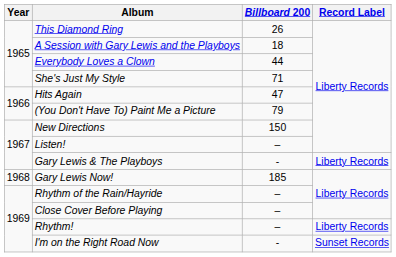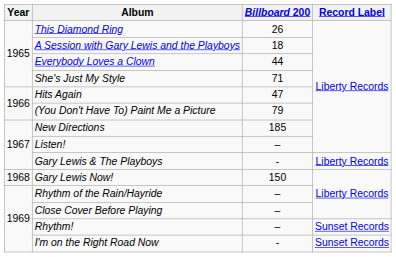(278, 128) 150 -> (278, 128) 185
(278, 177) 185 -> (278, 177) 150
(352, 227) Liberty Records -> (352, 227) Sunset Records
